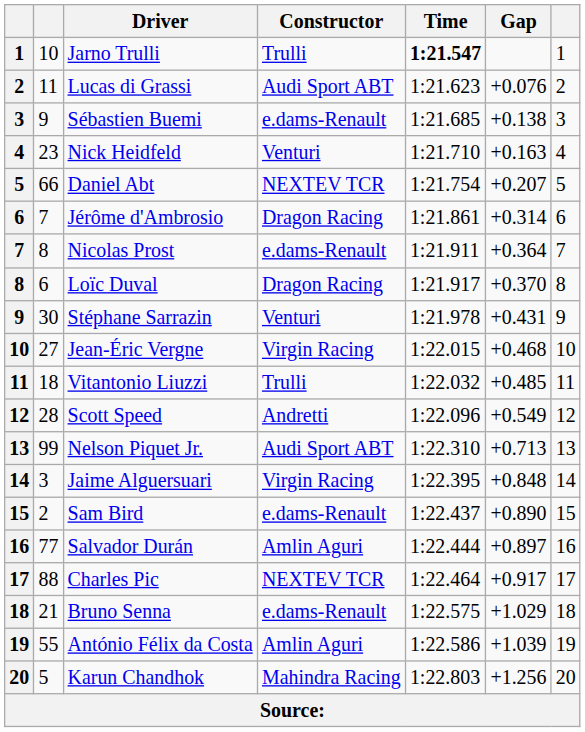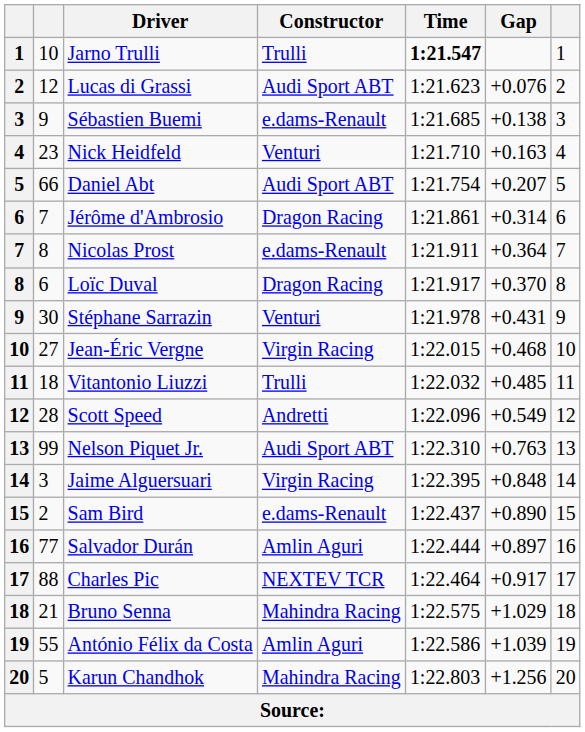(48, 86) 11 -> (48, 86) 12
(323, 185) NEXTEV TCR -> (328, 185) Audi Sport ABT
(518, 447) +0.713 -> (518, 447) +0.763
(324, 612) e.dams-Renault -> (331, 612) Mahindra Racing
